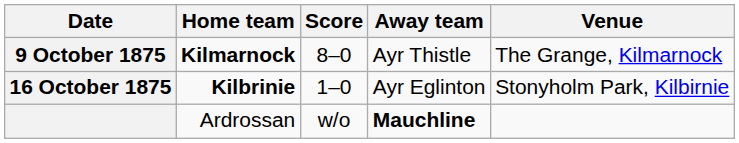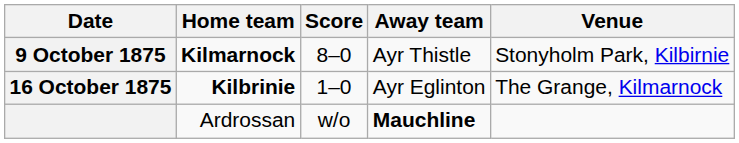(609, 54) The Grange, Kilmarnock -> (612, 54) Stonyholm Park, Kilbirnie
(612, 87) Stonyholm Park, Kilbirnie -> (609, 87) The Grange, Kilmarnock
